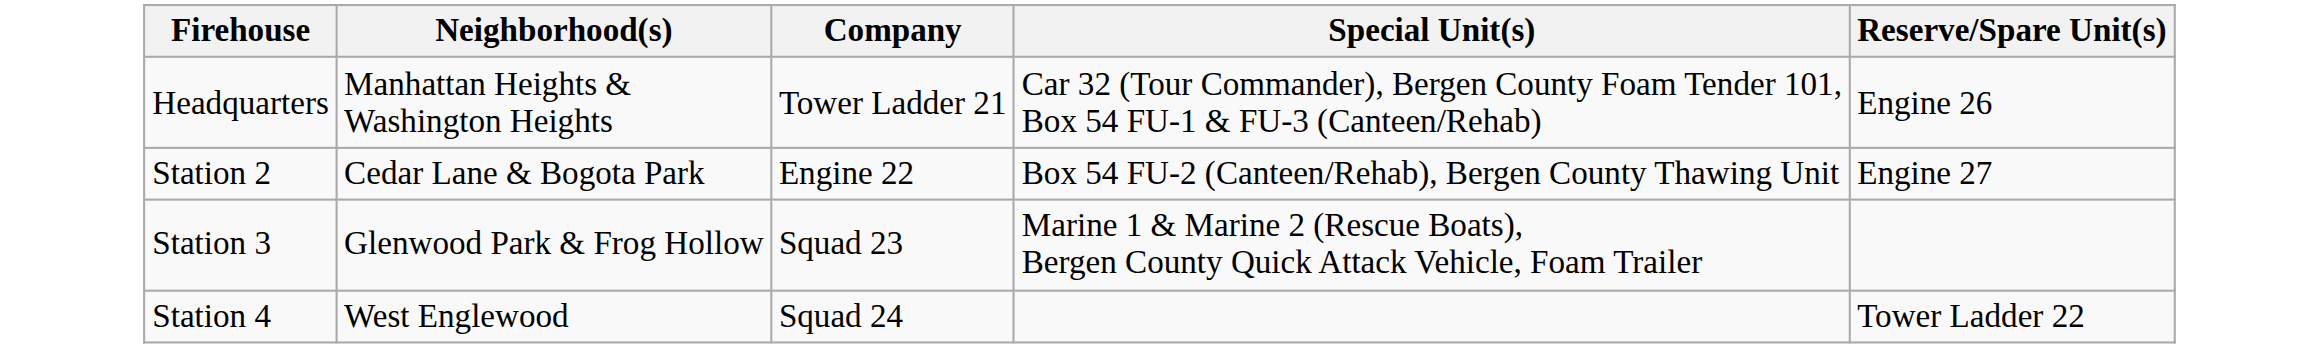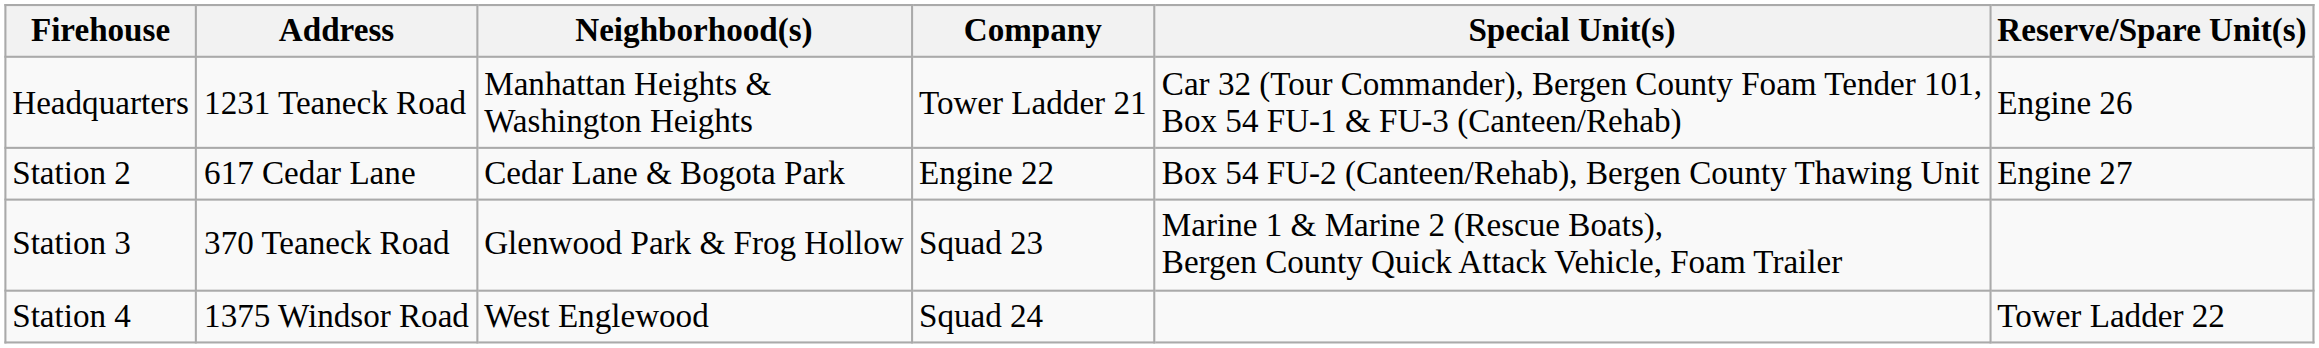+ column: (336, 30)
